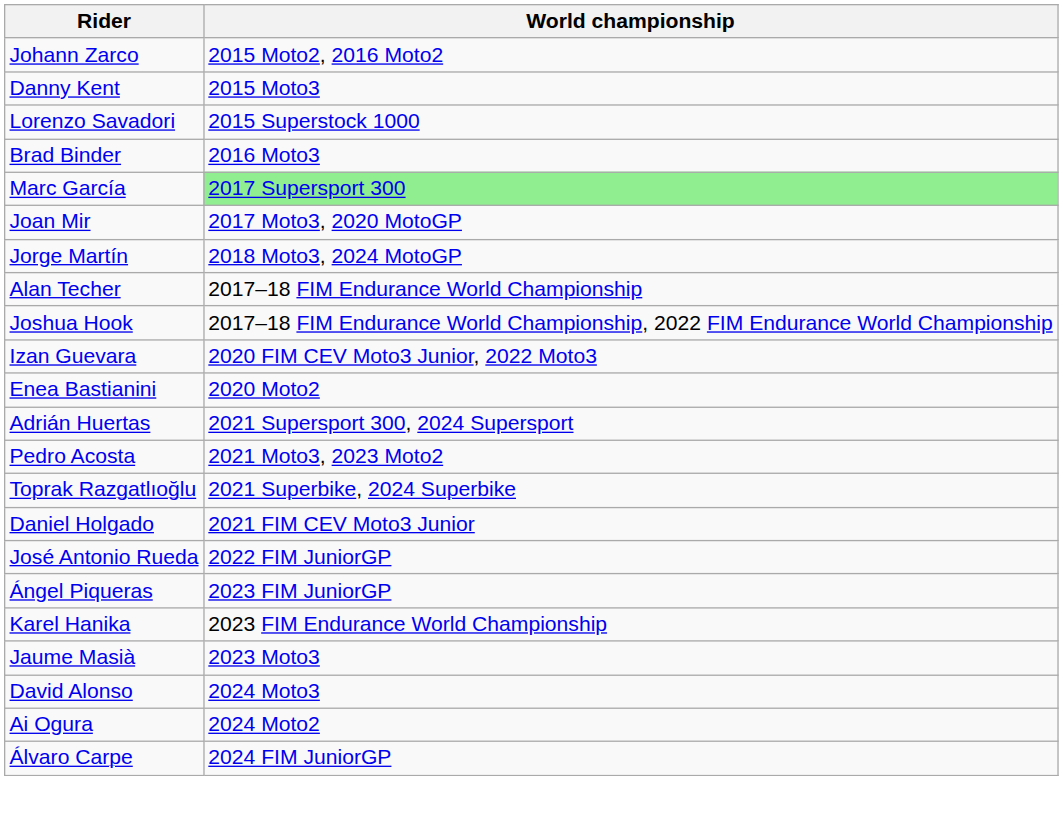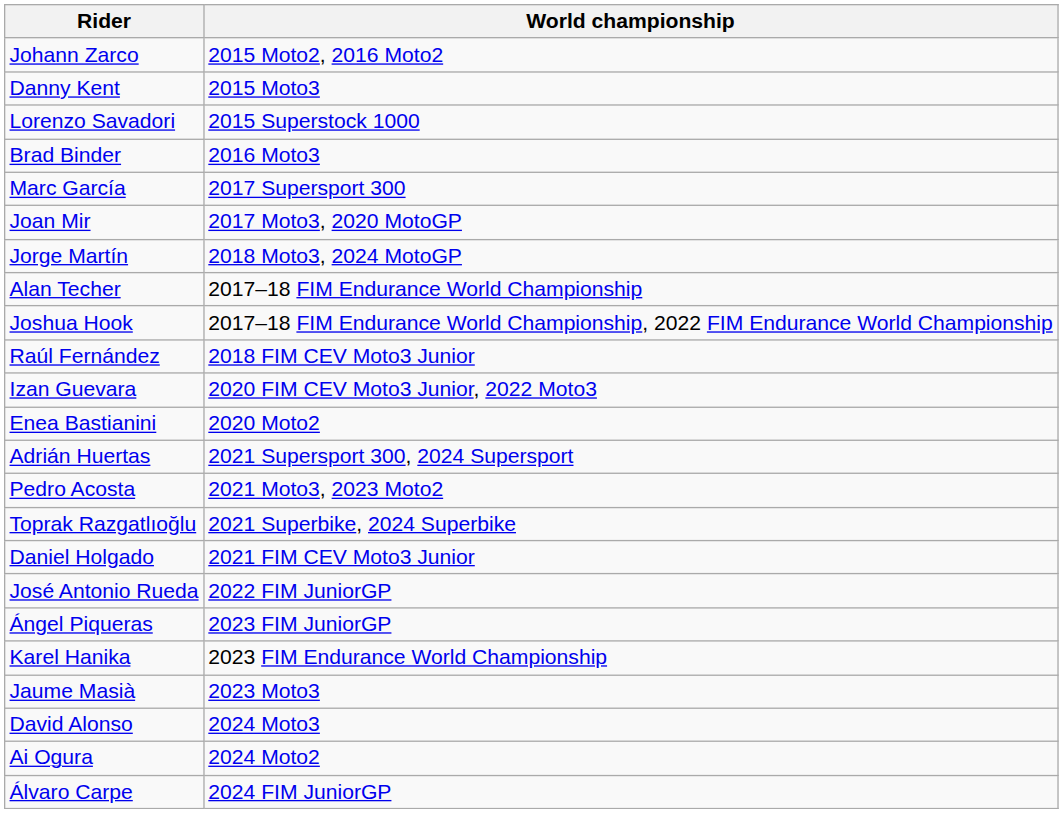(307, 188) lightgreen background -> (307, 188) no background
+ row: (85, 356)
